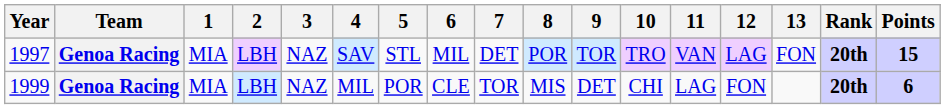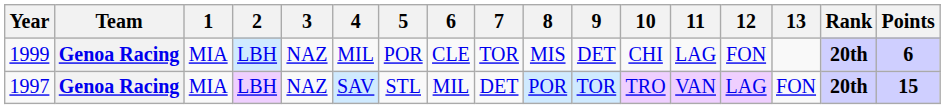rows swapped: (29, 54) <-> (29, 87)
